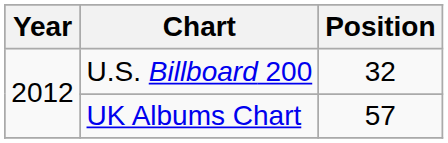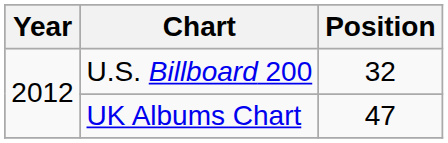(380, 115) 57 -> (380, 115) 47
